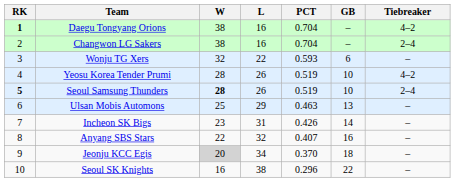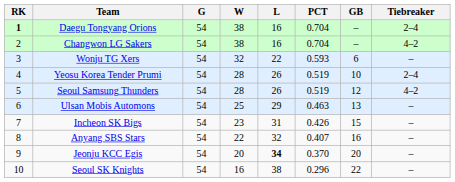+ column: (202, 12)
(408, 28) 4–2 -> (411, 28) 2–4
(408, 43) 2–4 -> (411, 43) 4–2
(408, 75) 4–2 -> (411, 75) 2–4
(20, 91) bold -> (19, 91) normal
(220, 91) bold -> (239, 91) normal
(348, 91) 10 -> (356, 91) 12
(408, 91) 2–4 -> (411, 91) 4–2
(348, 122) 14 -> (356, 122) 15
(220, 153) lightgrey background -> (239, 153) no background
(261, 153) normal -> (277, 153) bold
(348, 153) 18 -> (356, 153) 20
